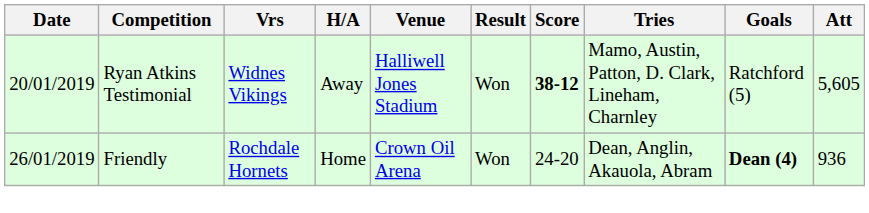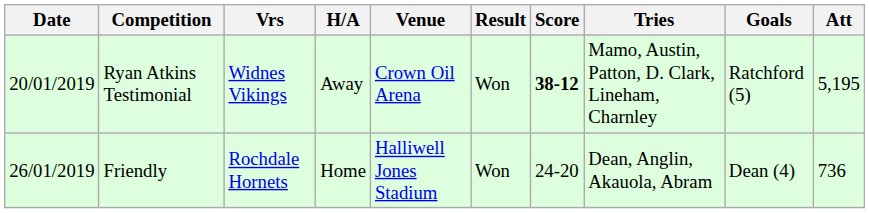(410, 83) Halliwell Jones Stadium -> (415, 83) Crown Oil Arena
(839, 83) 5,605 -> (839, 83) 5,195
(415, 158) Crown Oil Arena -> (410, 169) Halliwell Jones Stadium
(763, 158) bold -> (762, 169) normal
(832, 158) 936 -> (832, 169) 736
